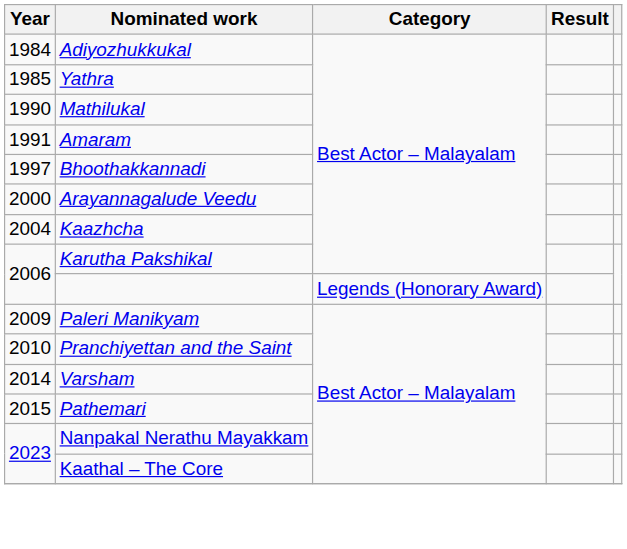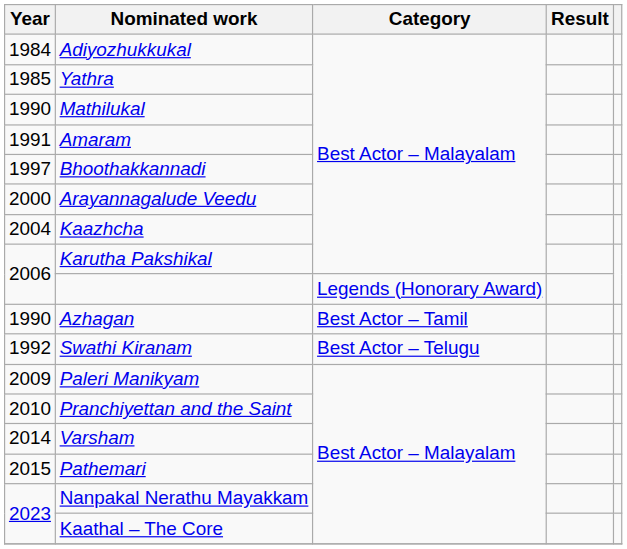+ row: (30, 318)
+ row: (30, 348)
